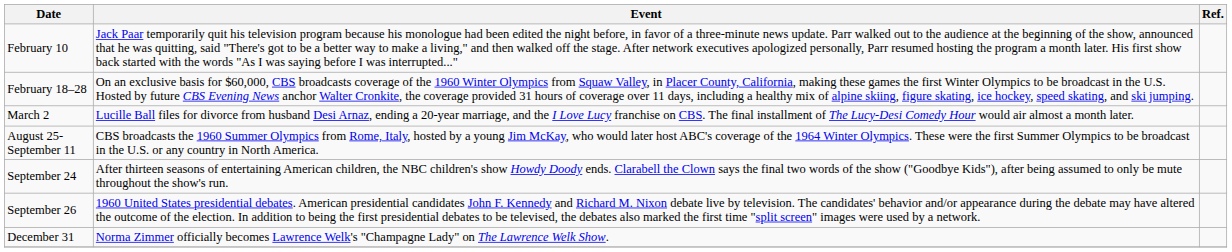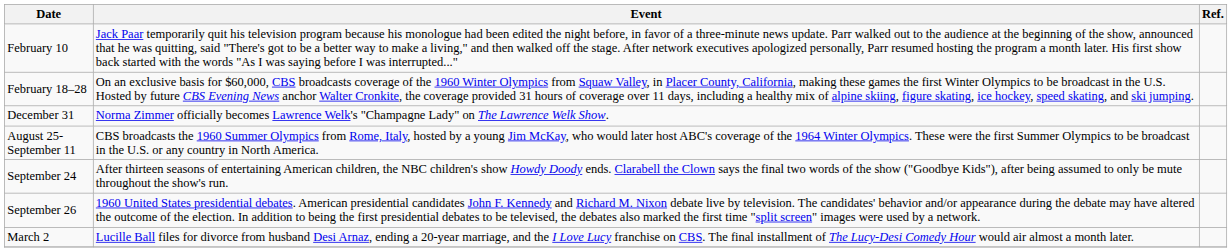rows swapped: (28, 115) <-> (41, 237)
